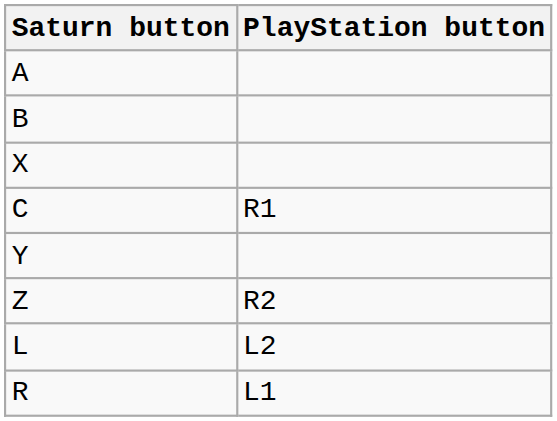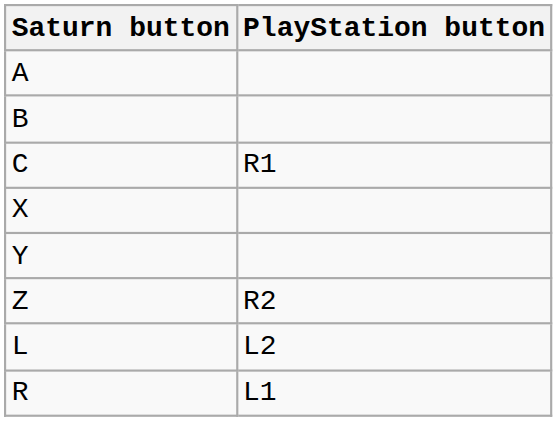rows swapped: (20, 210) <-> (20, 165)
